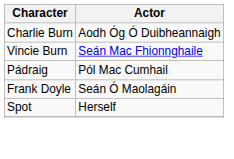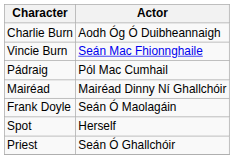+ row: (28, 88)
+ row: (22, 145)
